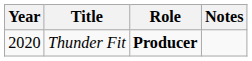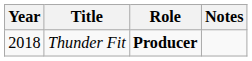(24, 42) 2020 -> (24, 42) 2018
